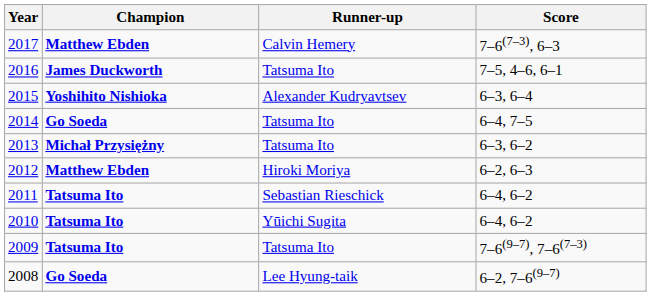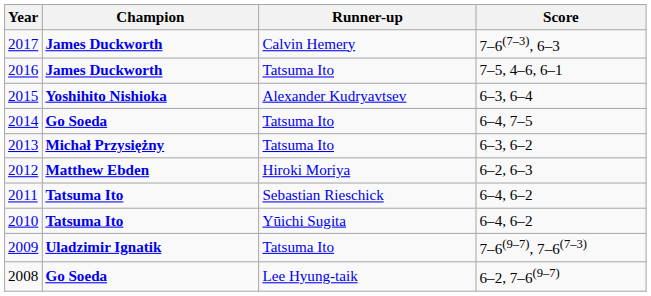(97, 44) Matthew Ebden -> (104, 44) James Duckworth
(84, 247) Tatsuma Ito -> (103, 247) Uladzimir Ignatik
